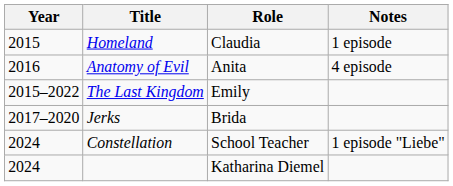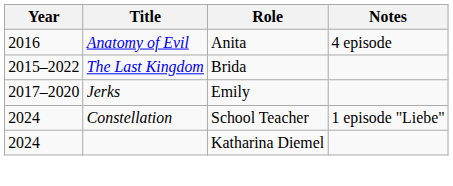- row: (120, 42)
(230, 92) Emily -> (229, 67) Brida
(229, 117) Brida -> (230, 92) Emily
